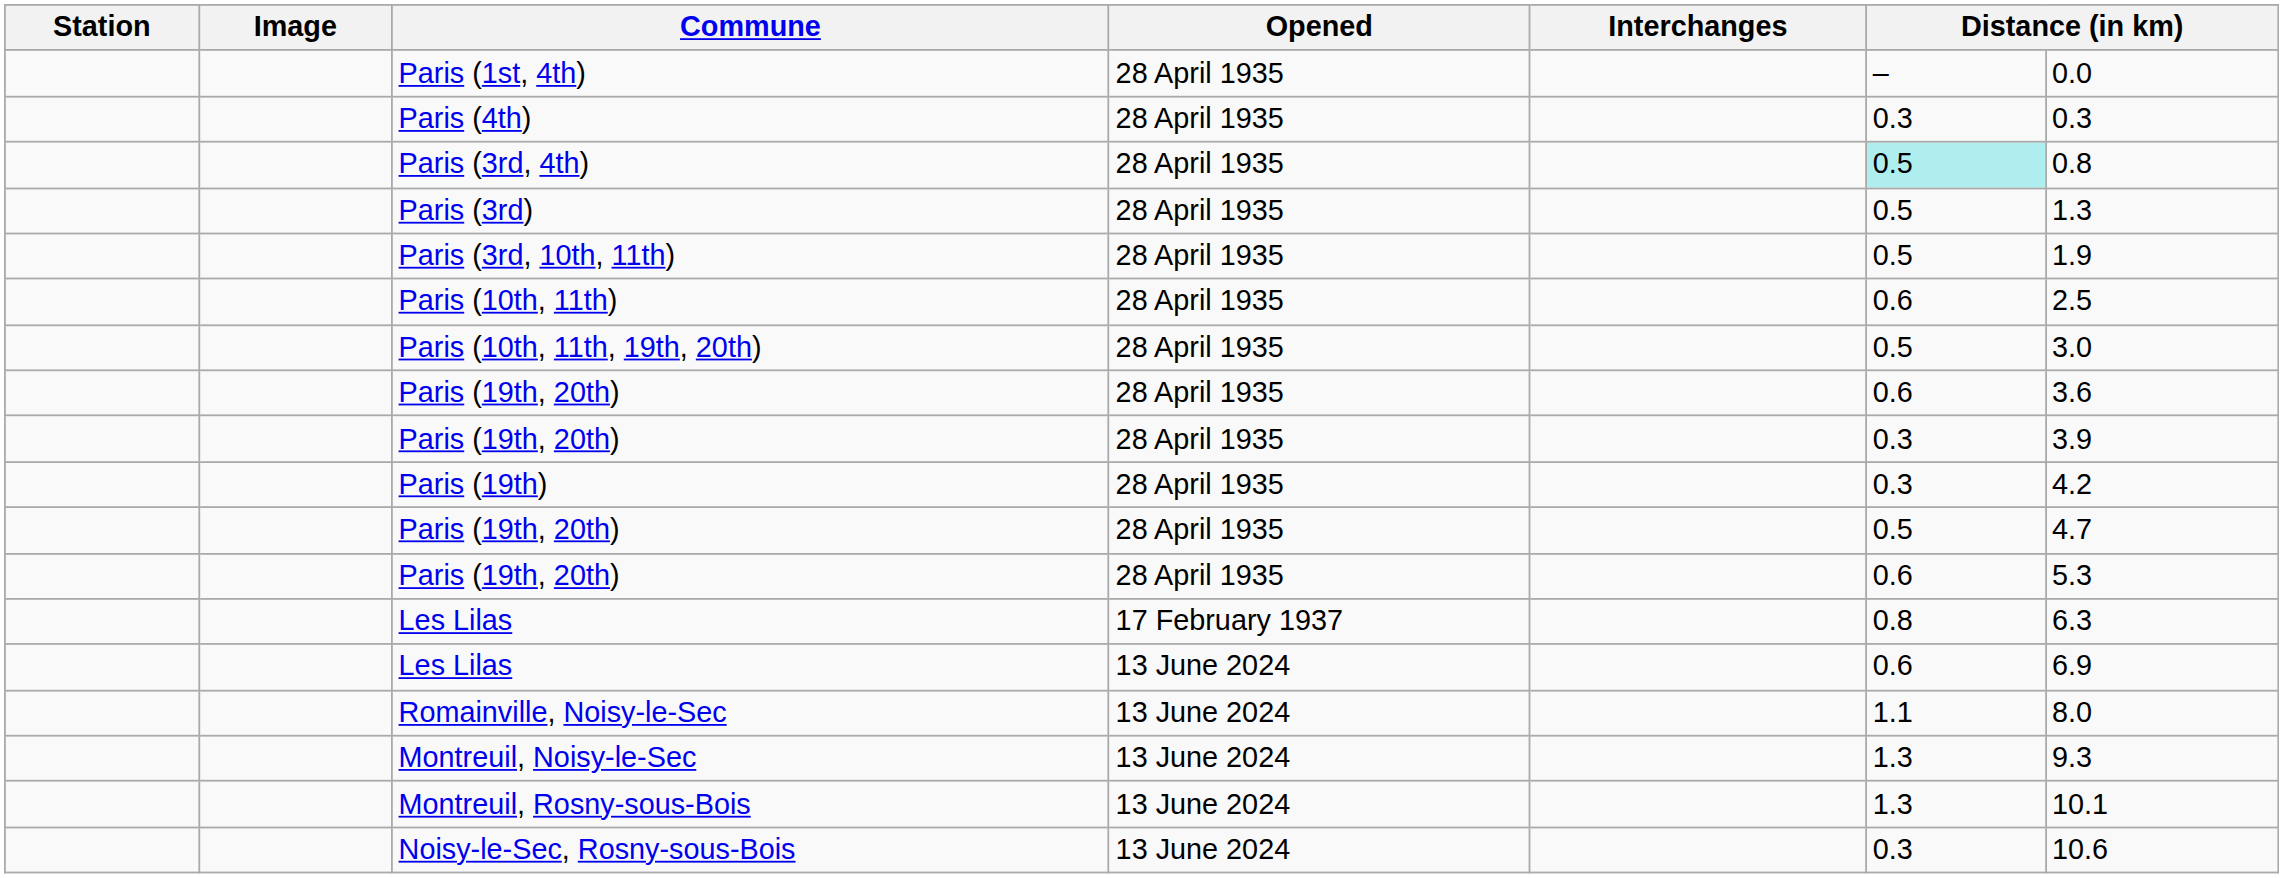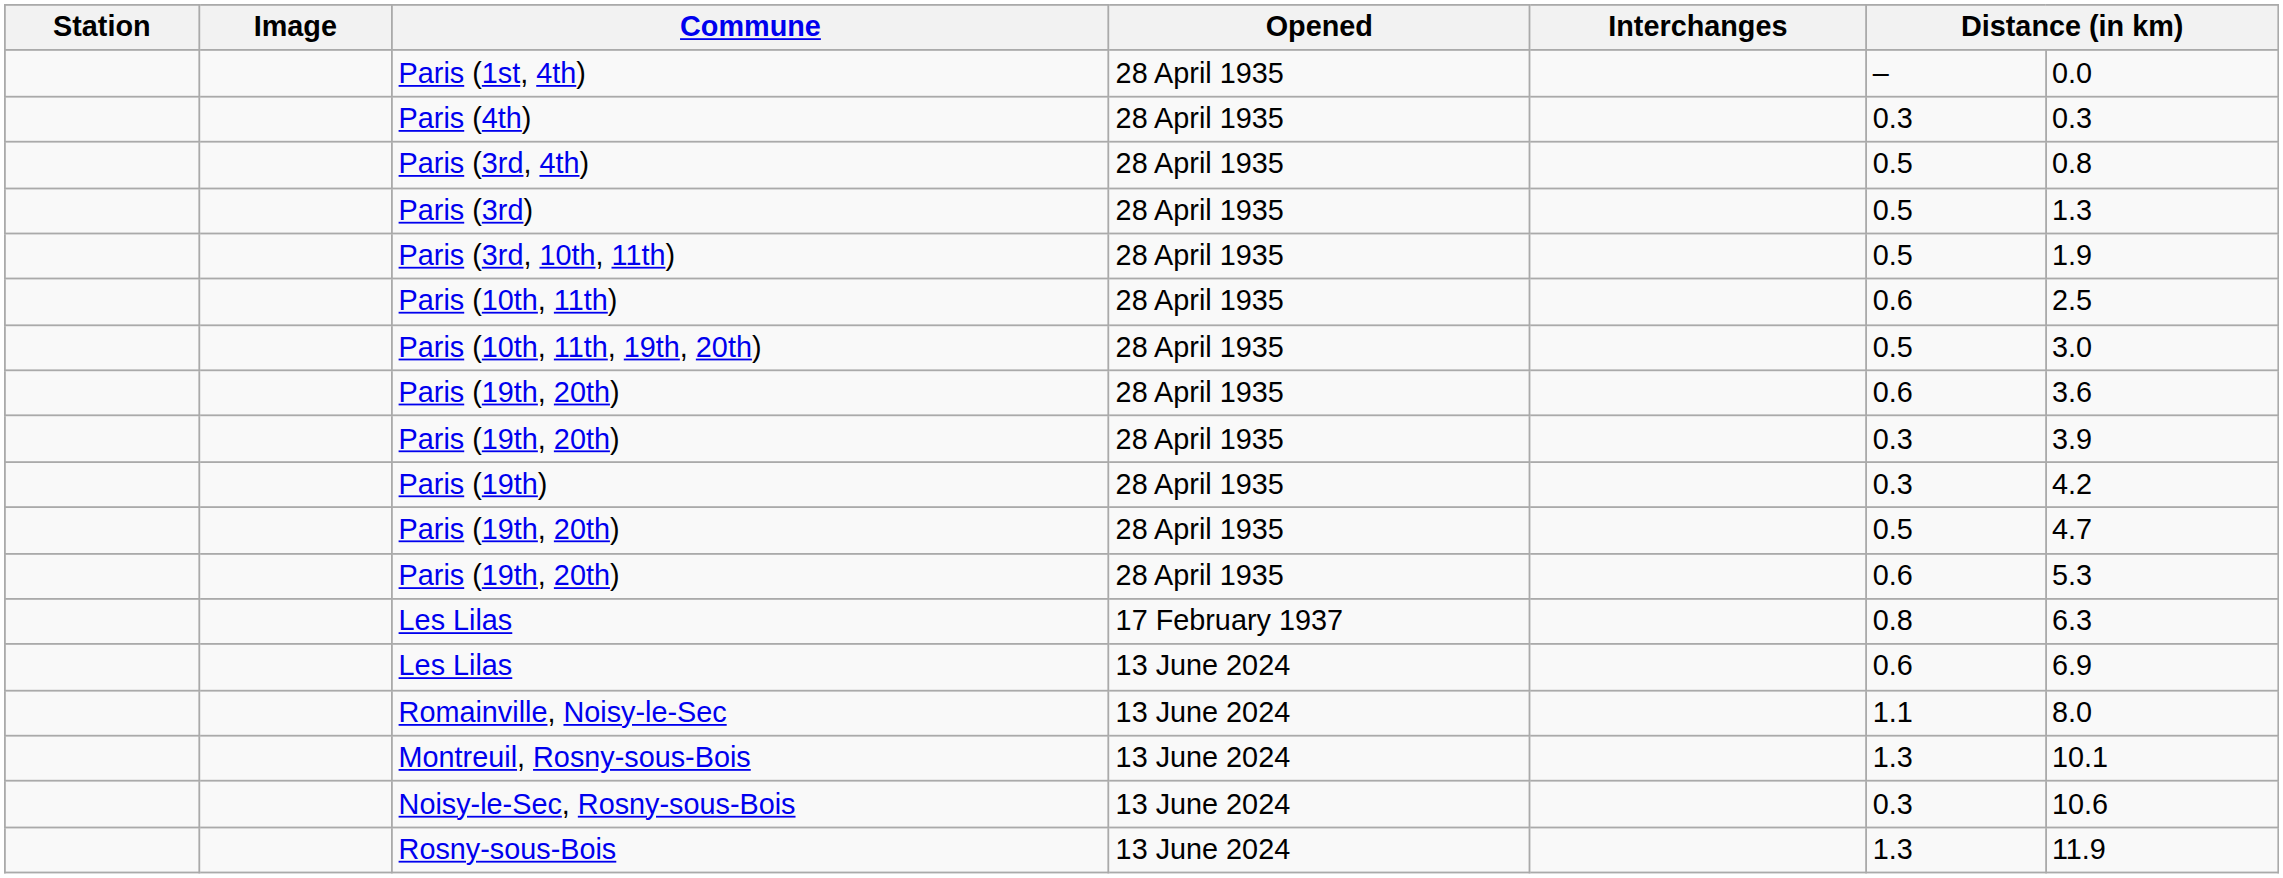(1893, 164) paleturquoise background -> (1893, 164) no background
- row: (547, 758)
+ row: (507, 849)
